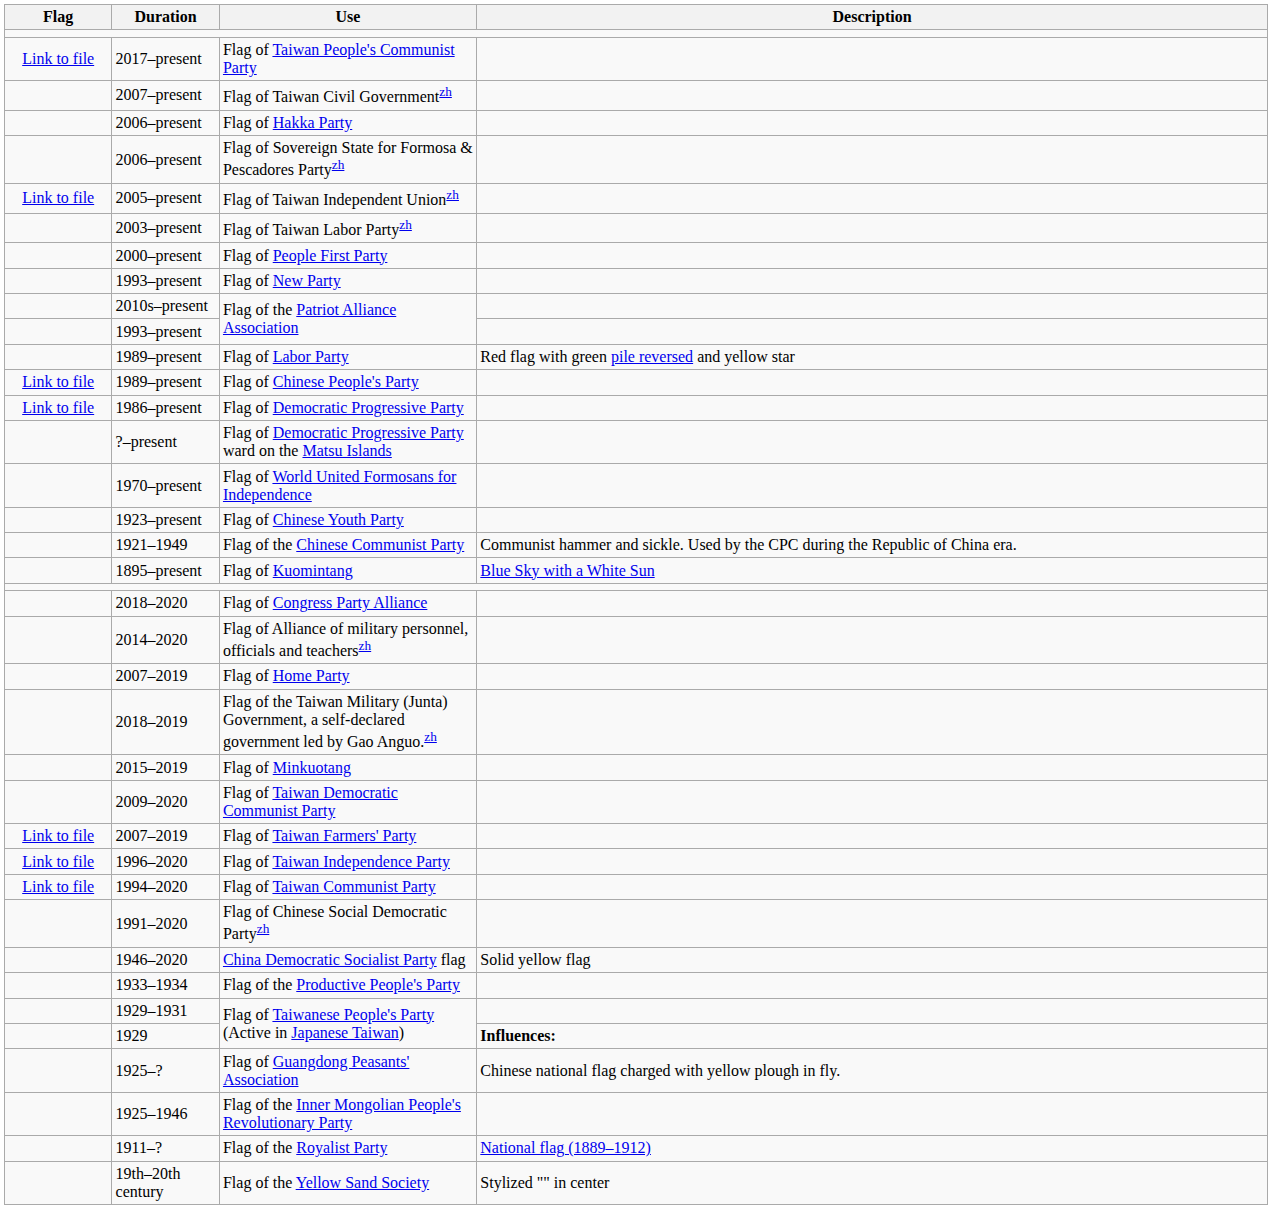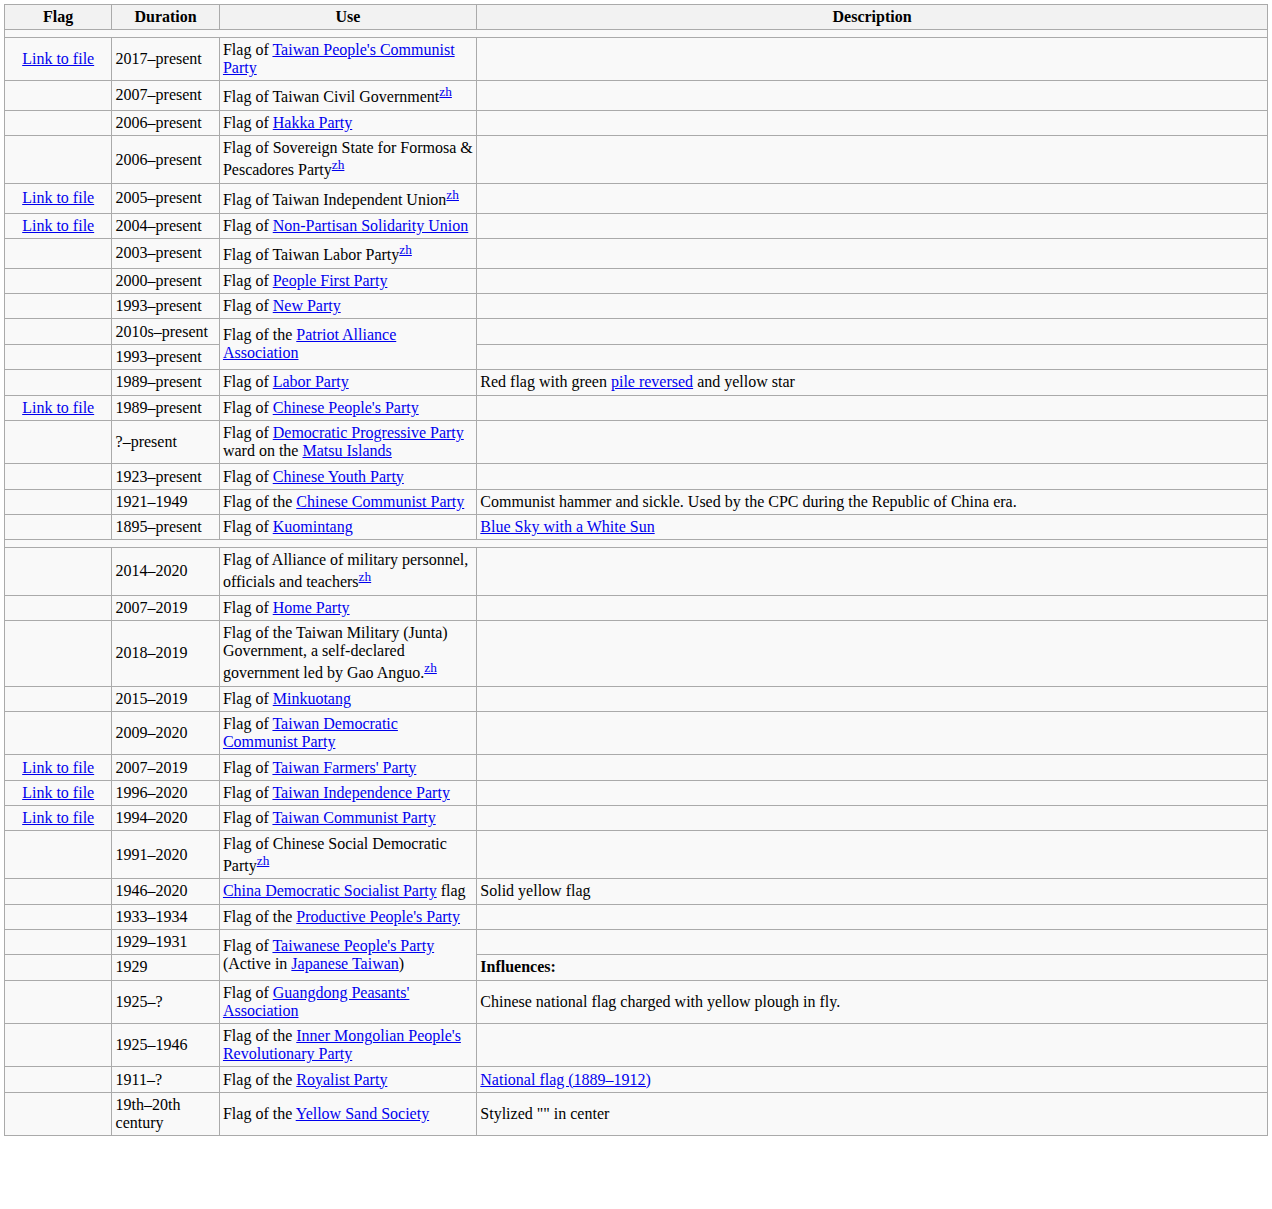+ row: (159, 225)
- row: (159, 407)
- row: (159, 485)
- row: (152, 603)
